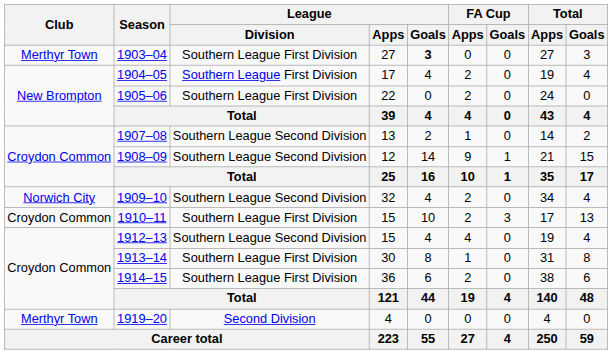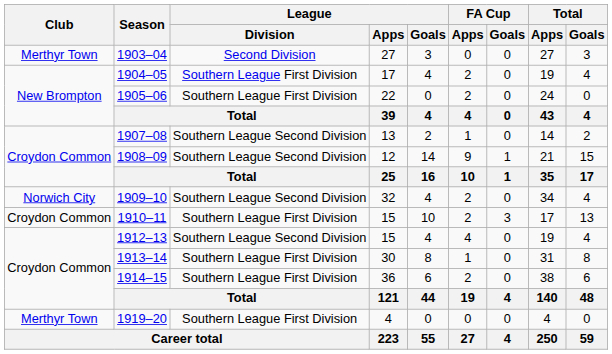(270, 55) Southern League First Division -> (270, 55) Second Division
(428, 55) bold -> (428, 55) normal
(270, 319) Second Division -> (270, 319) Southern League First Division
